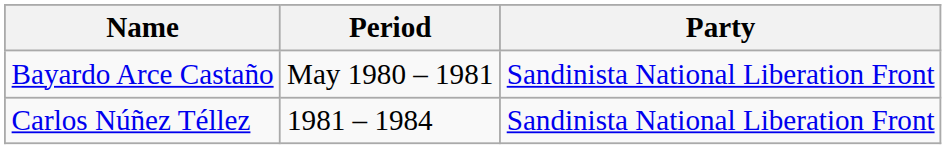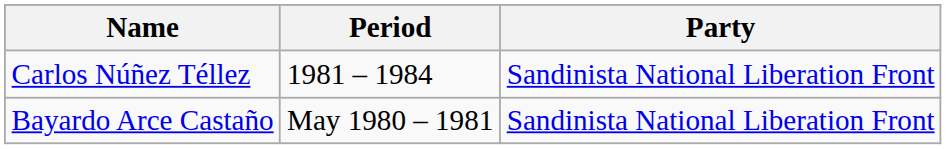rows swapped: (143, 73) <-> (131, 119)
